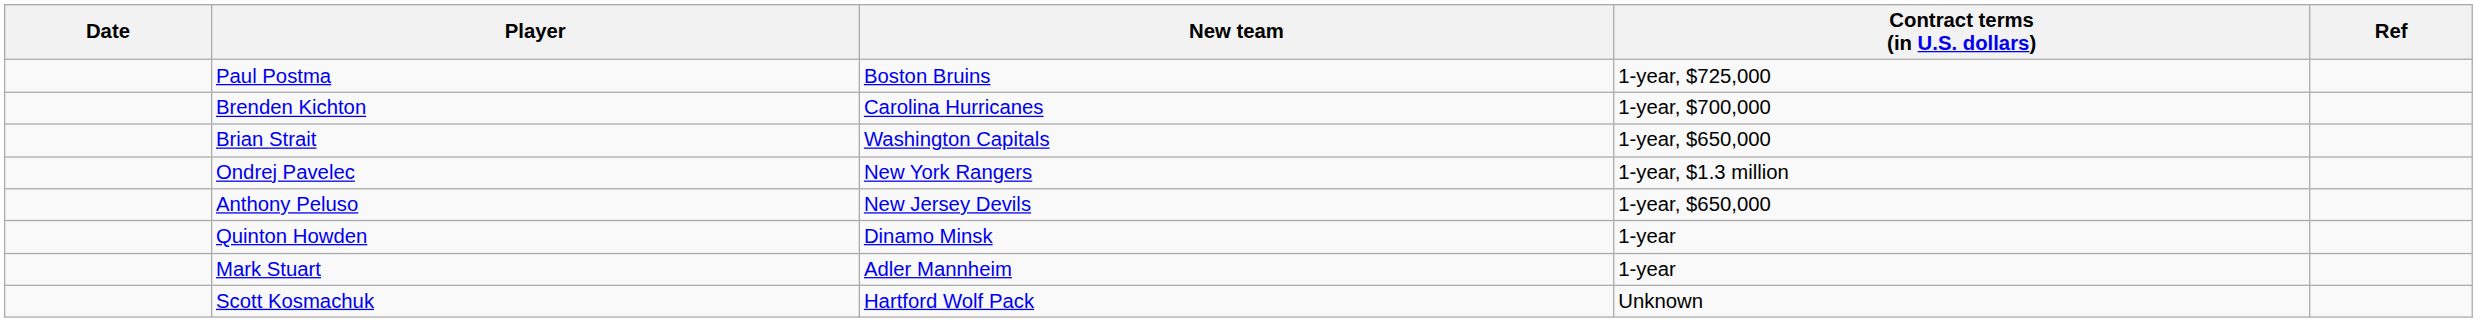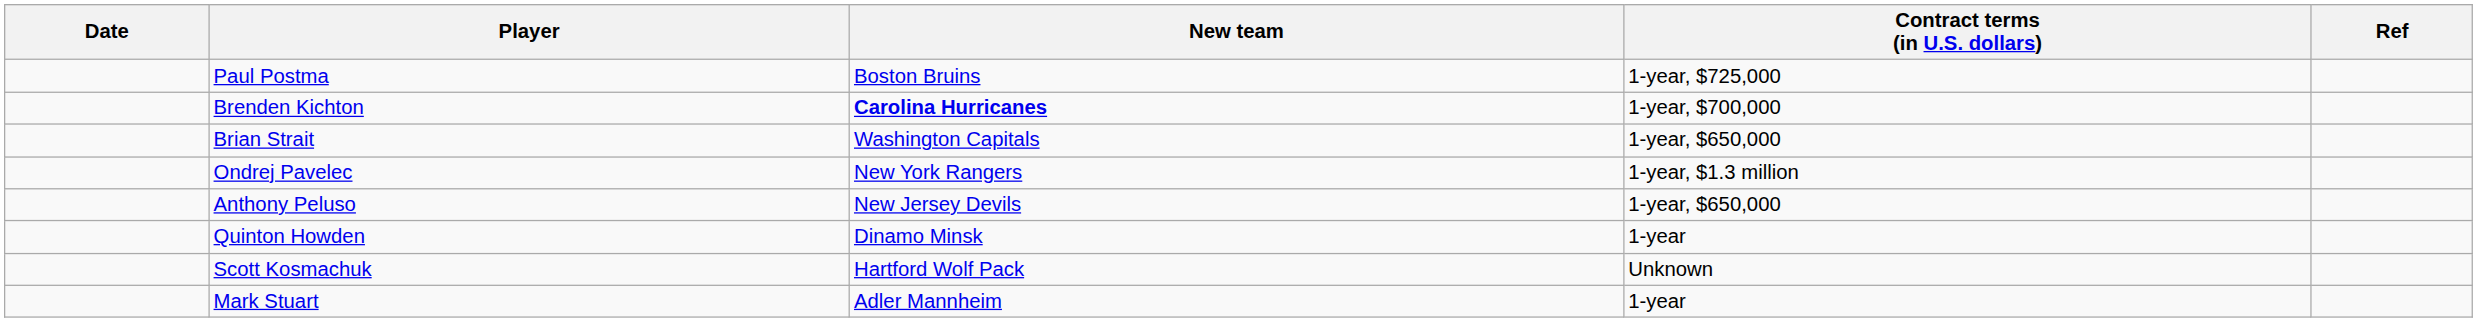(954, 107) normal -> (951, 107) bold
rows swapped: (295, 301) <-> (268, 269)
